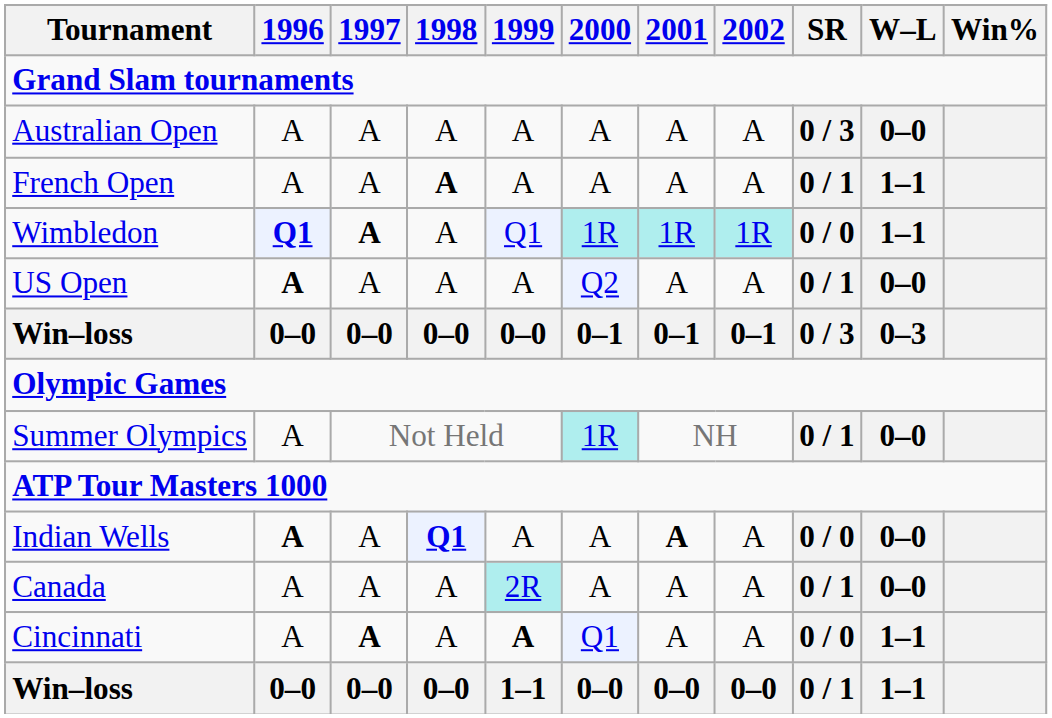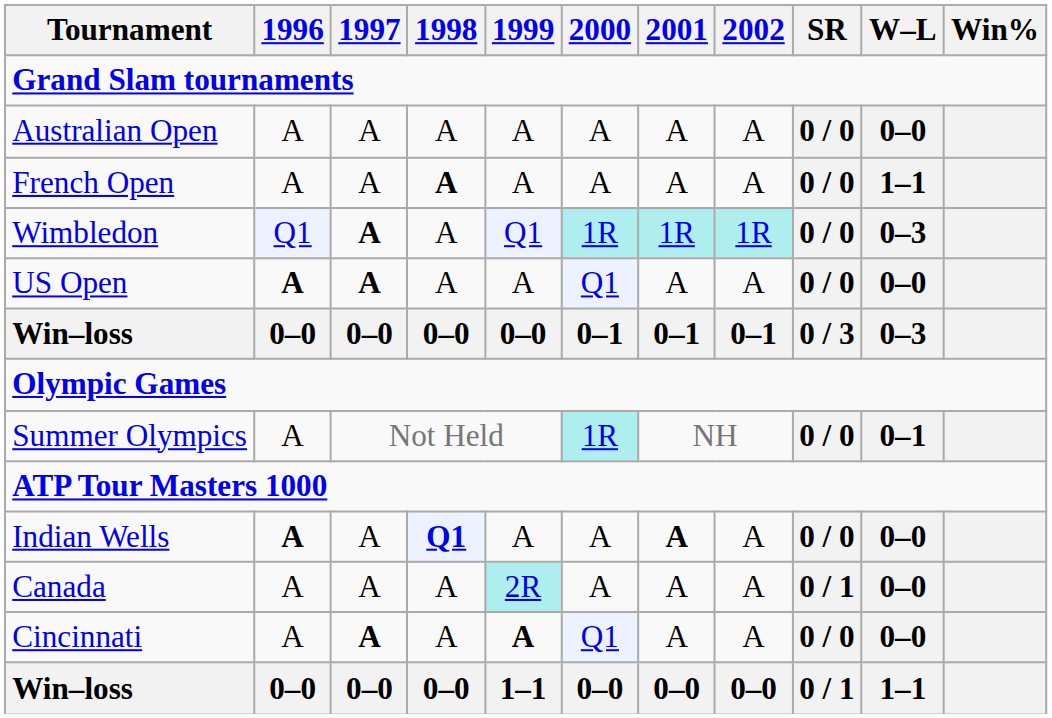(827, 130) 0 / 3 -> (827, 130) 0 / 0
(827, 181) 0 / 1 -> (827, 181) 0 / 0
(293, 231) bold -> (293, 231) normal
(903, 231) 1–1 -> (903, 231) 0–3
(369, 282) normal -> (369, 282) bold
(600, 282) Q2 -> (600, 282) Q1
(827, 282) 0 / 1 -> (827, 282) 0 / 0
(827, 434) 0 / 1 -> (827, 434) 0 / 0
(903, 434) 0–0 -> (903, 434) 0–1
(903, 636) 1–1 -> (903, 636) 0–0
